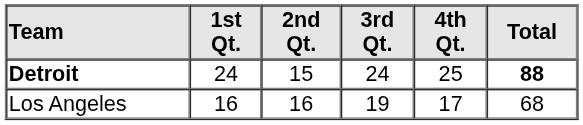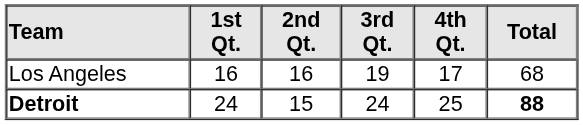rows swapped: (68, 103) <-> (44, 74)
